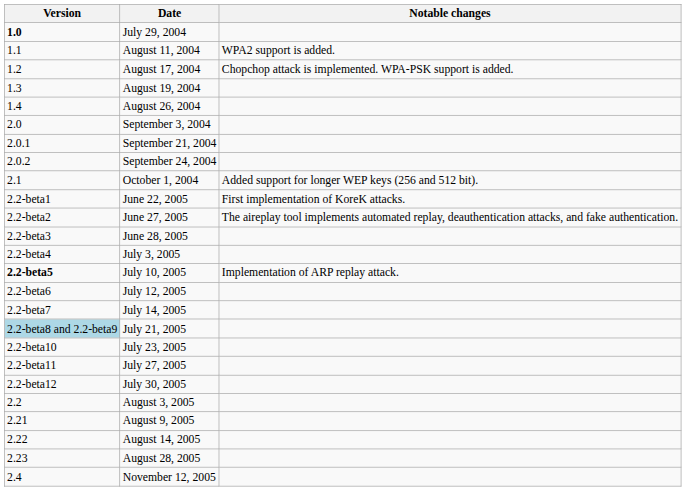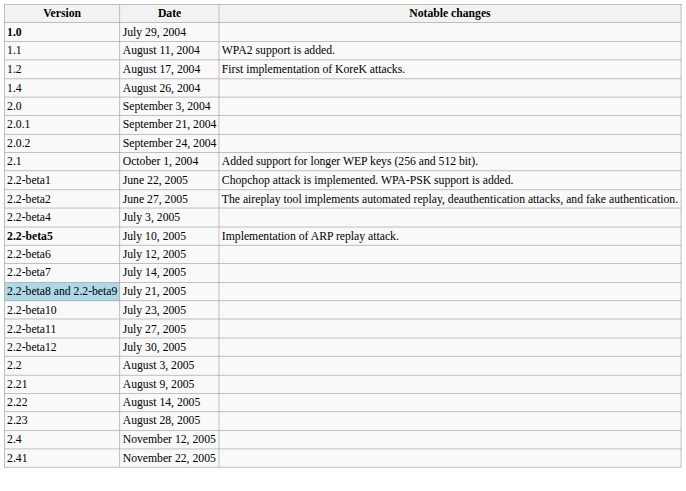(368, 69) Chopchop attack is implemented. WPA-PSK support is added. -> (313, 69) First implementation of KoreK attacks.
- row: (161, 87)
(313, 198) First implementation of KoreK attacks. -> (368, 180) Chopchop attack is implemented. WPA-PSK support is added.
- row: (155, 236)
+ row: (169, 458)
